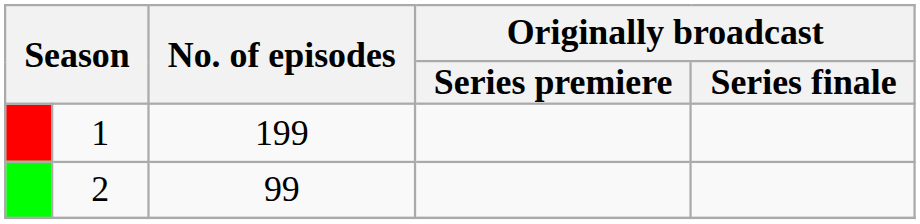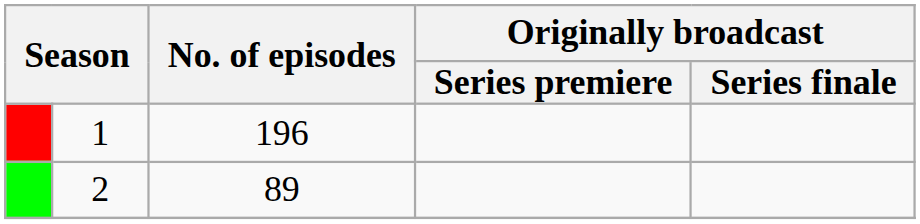(282, 132) 199 -> (282, 132) 196
(282, 189) 99 -> (282, 189) 89
